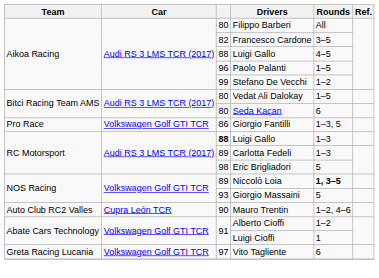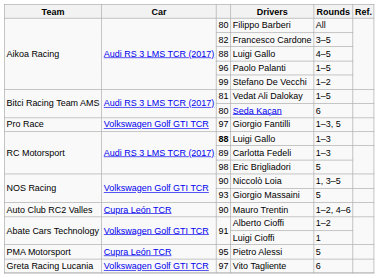(224, 96) 80 -> (224, 96) 81
(224, 124) 86 -> (224, 124) 97
(224, 181) 89 -> (224, 181) 90
(328, 181) bold -> (328, 181) normal
+ row: (39, 252)
